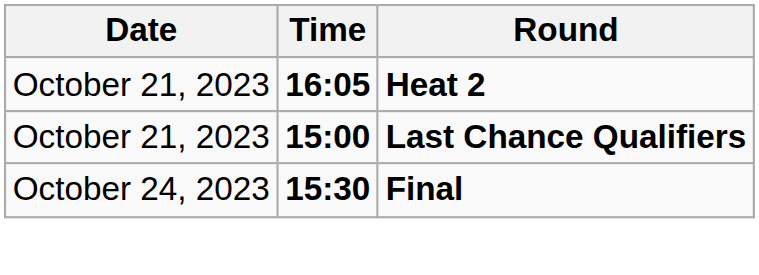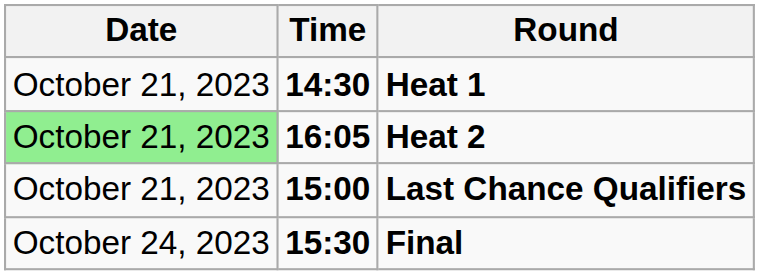+ row: (436, 83)
(141, 83) no background -> (141, 136) lightgreen background
